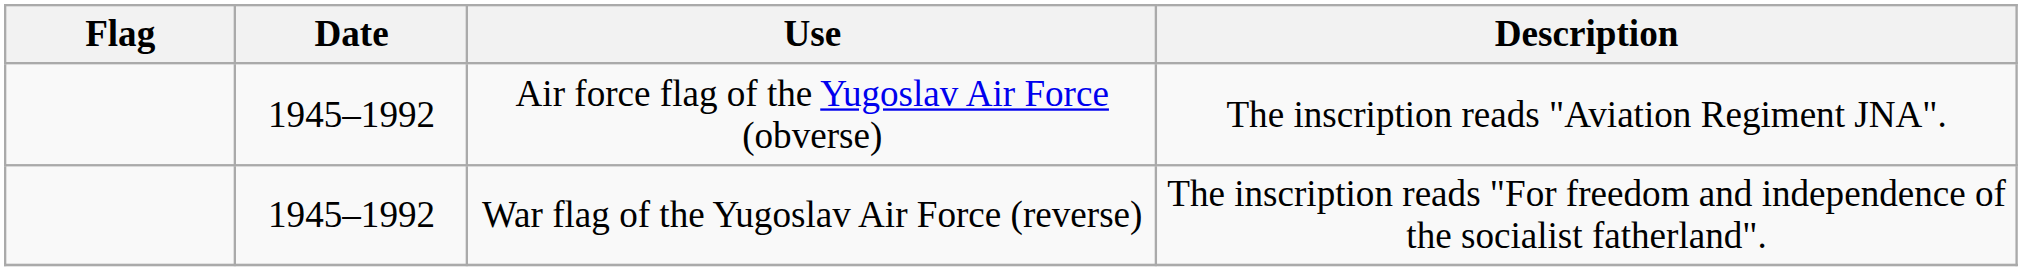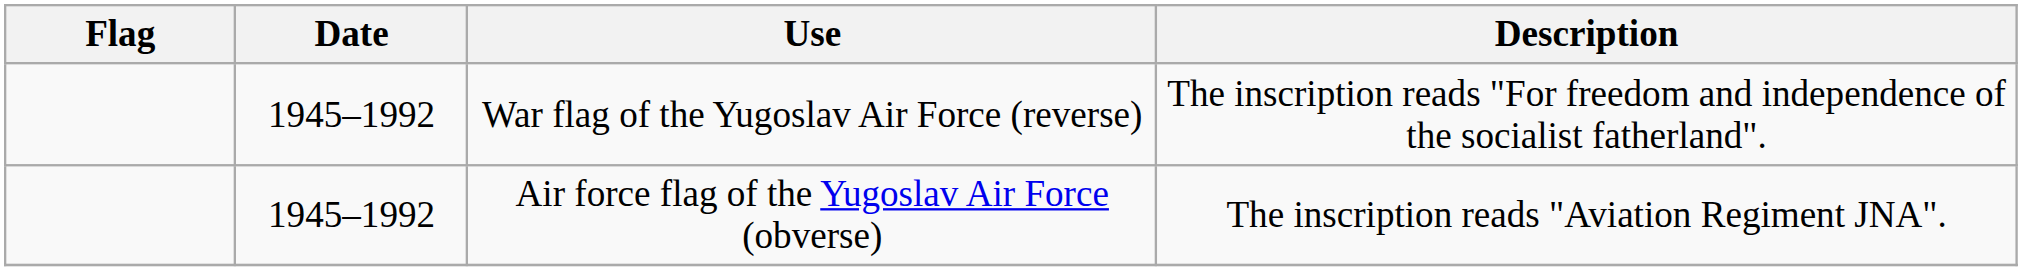rows swapped: (812, 113) <-> (812, 214)
